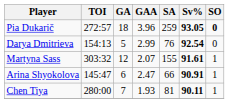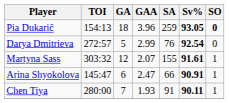(97, 28) 272:57 -> (97, 28) 154:13
(97, 43) 154:13 -> (97, 43) 272:57
(169, 91) 81 -> (169, 91) 91
